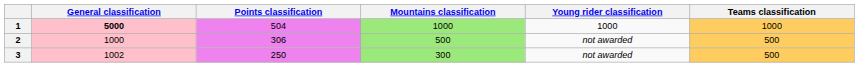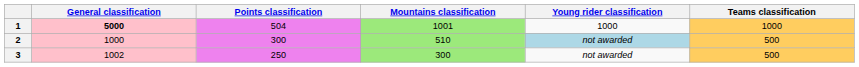(443, 26) 1000 -> (443, 26) 1001
(278, 41) 306 -> (278, 41) 300
(443, 41) 500 -> (443, 41) 510
(607, 41) no background -> (607, 41) lightblue background
